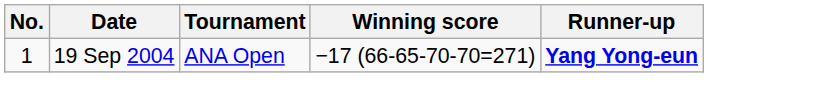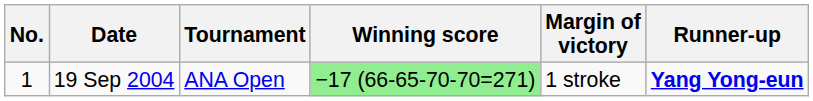+ column: (593, 34)
(425, 55) no background -> (425, 79) lightgreen background
